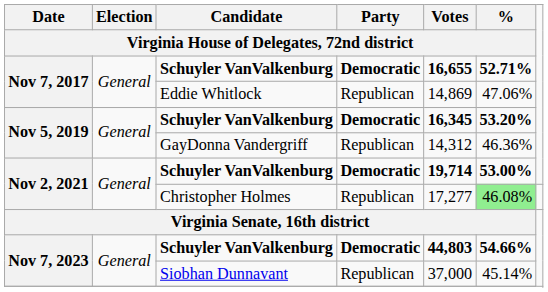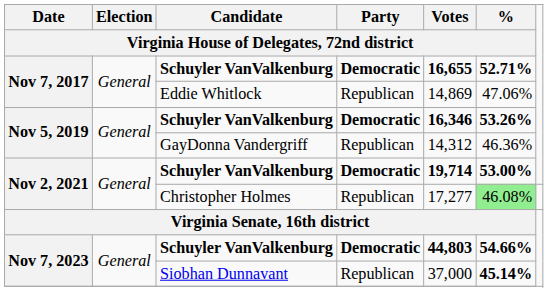(450, 119) 16,345 -> (450, 119) 16,346
(506, 119) 53.20% -> (506, 119) 53.26%
(507, 273) normal -> (506, 273) bold
